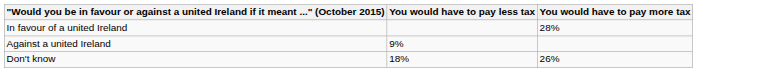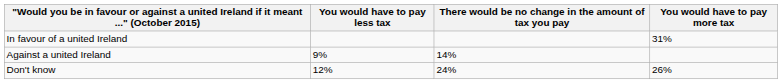+ column: (542, 17)
(550, 28) 28% -> (662, 39) 31%
(399, 59) 18% -> (323, 70) 12%
